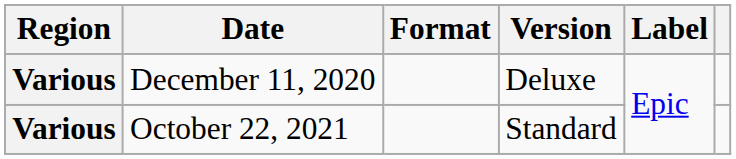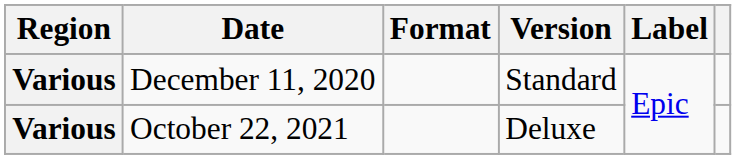(551, 79) Deluxe -> (561, 79) Standard
(561, 128) Standard -> (551, 128) Deluxe
